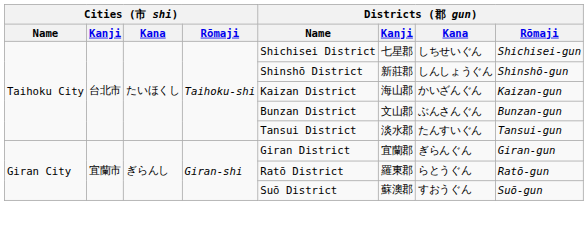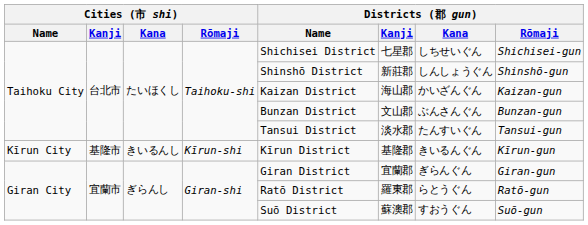+ row: (39, 151)
